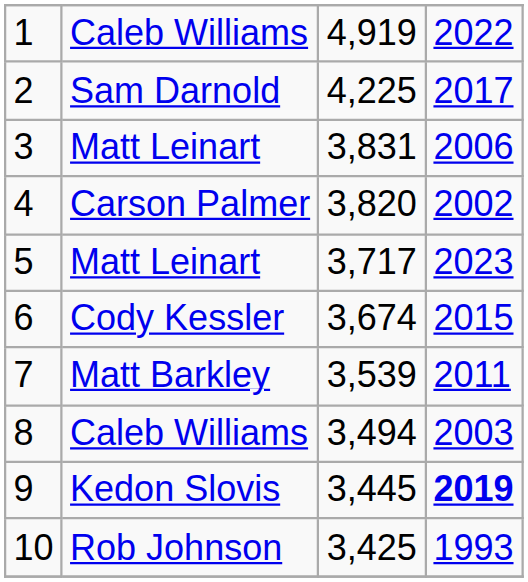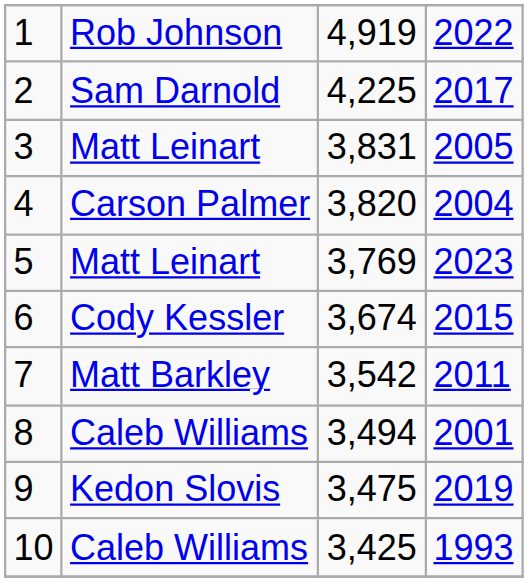(189, 33) Caleb Williams -> (176, 33) Rob Johnson
(473, 147) 2006 -> (473, 147) 2005
(473, 204) 2002 -> (473, 204) 2004
(372, 261) 3,717 -> (372, 261) 3,769
(372, 375) 3,539 -> (372, 375) 3,542
(473, 432) 2003 -> (473, 432) 2001
(372, 489) 3,445 -> (372, 489) 3,475
(473, 489) bold -> (473, 489) normal
(176, 546) Rob Johnson -> (189, 546) Caleb Williams
